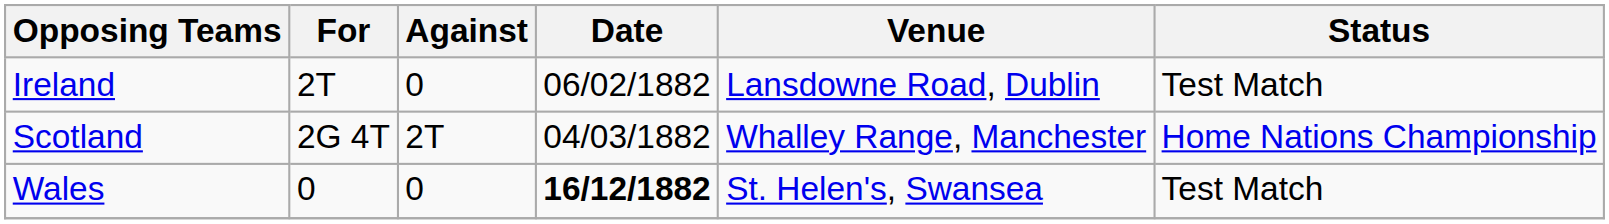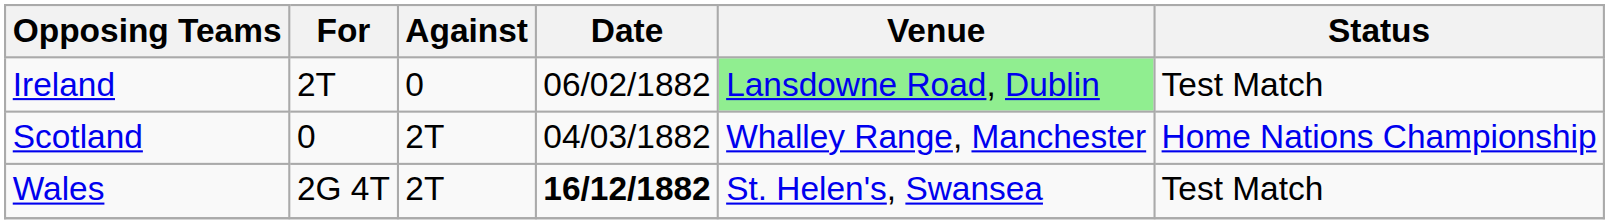(913, 84) no background -> (913, 84) lightgreen background
(343, 137) 2G 4T -> (306, 137) 0
(306, 190) 0 -> (343, 190) 2G 4T
(415, 190) 0 -> (425, 190) 2T
